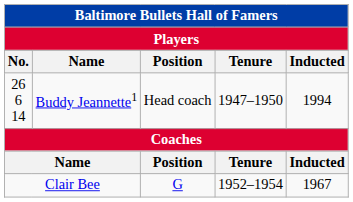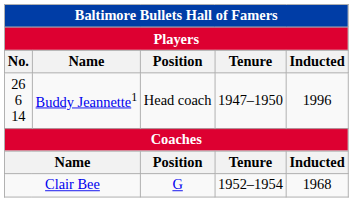(317, 100) 1994 -> (317, 100) 1996
(317, 185) 1967 -> (317, 185) 1968
